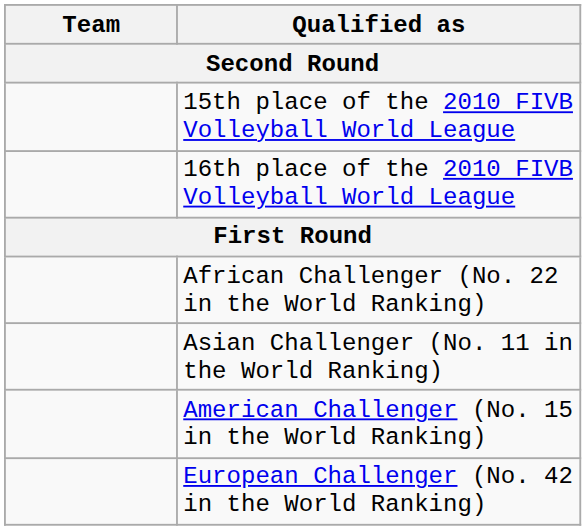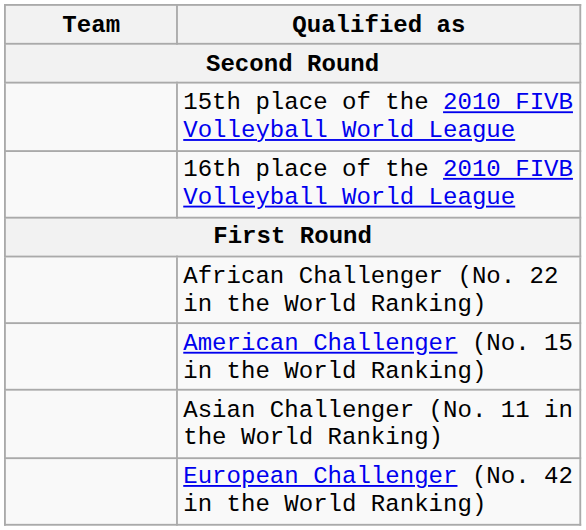rows swapped: (378, 357) <-> (378, 424)
